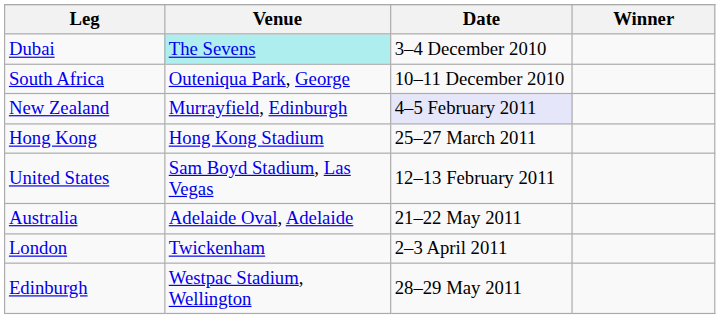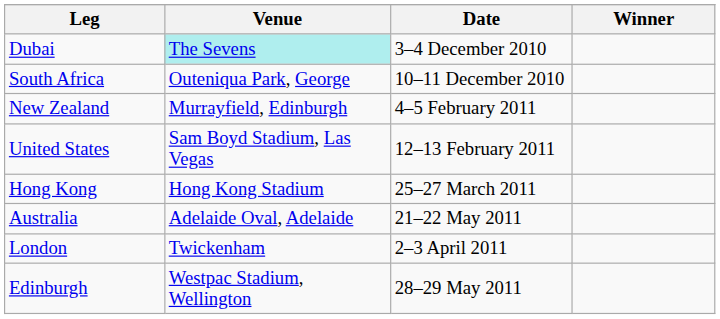(466, 108) lavender background -> (466, 108) no background
rows swapped: (59, 178) <-> (53, 138)
